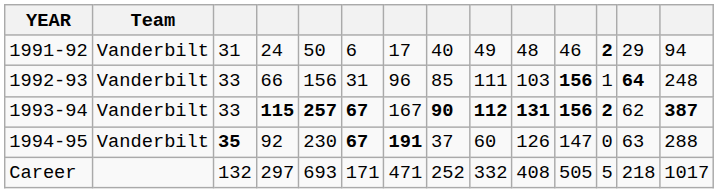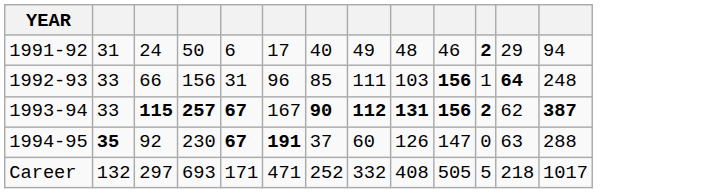- column: (153, 20)
